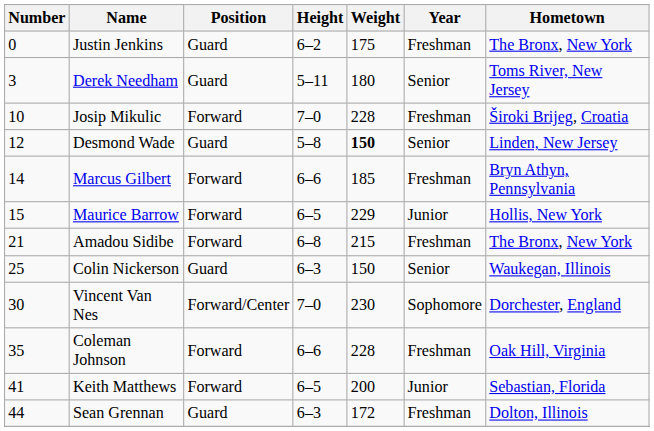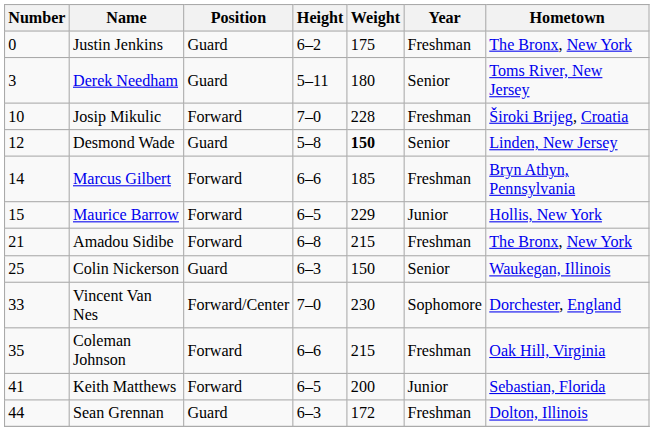(16, 304) 30 -> (16, 304) 33
(363, 350) 228 -> (363, 350) 215
